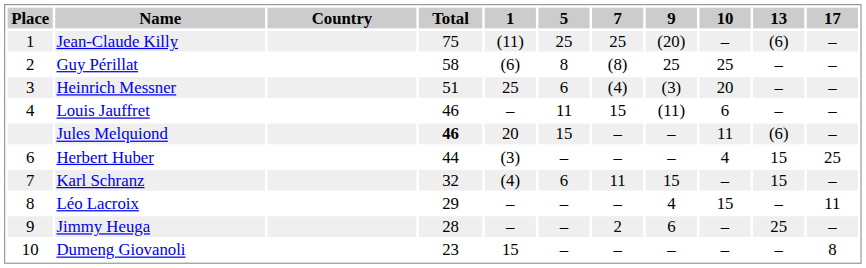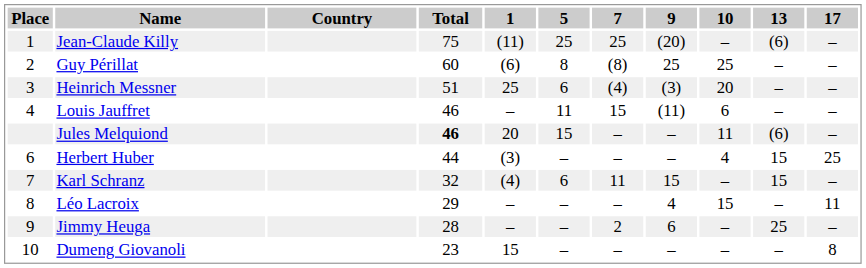(451, 64) 58 -> (451, 64) 60
